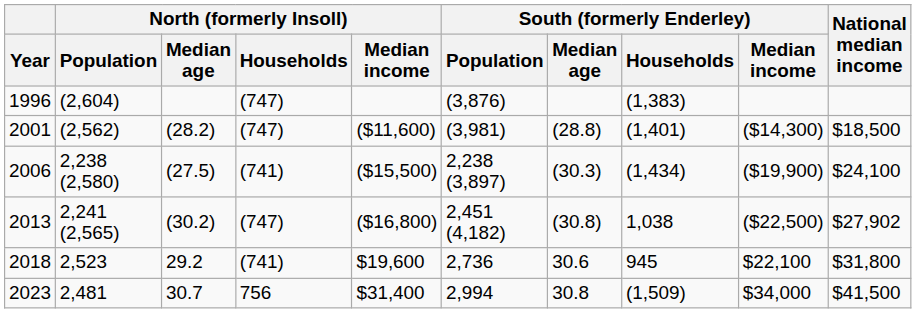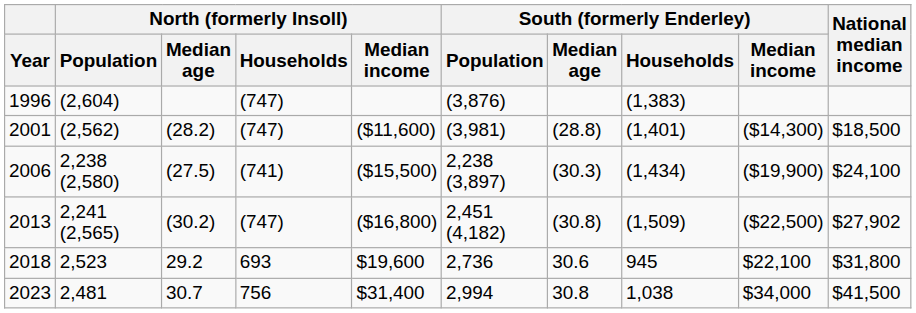(650, 222) 1,038 -> (656, 222) (1,509)
(262, 262) (741) -> (255, 262) 693
(656, 292) (1,509) -> (650, 292) 1,038
